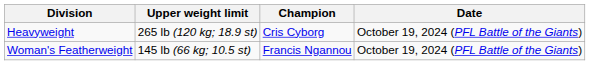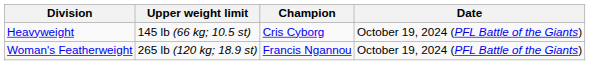(198, 32) 265 lb (120 kg; 18.9 st) -> (194, 32) 145 lb (66 kg; 10.5 st)
(194, 50) 145 lb (66 kg; 10.5 st) -> (198, 50) 265 lb (120 kg; 18.9 st)
